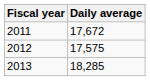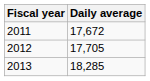(87, 48) 17,575 -> (87, 48) 17,705
